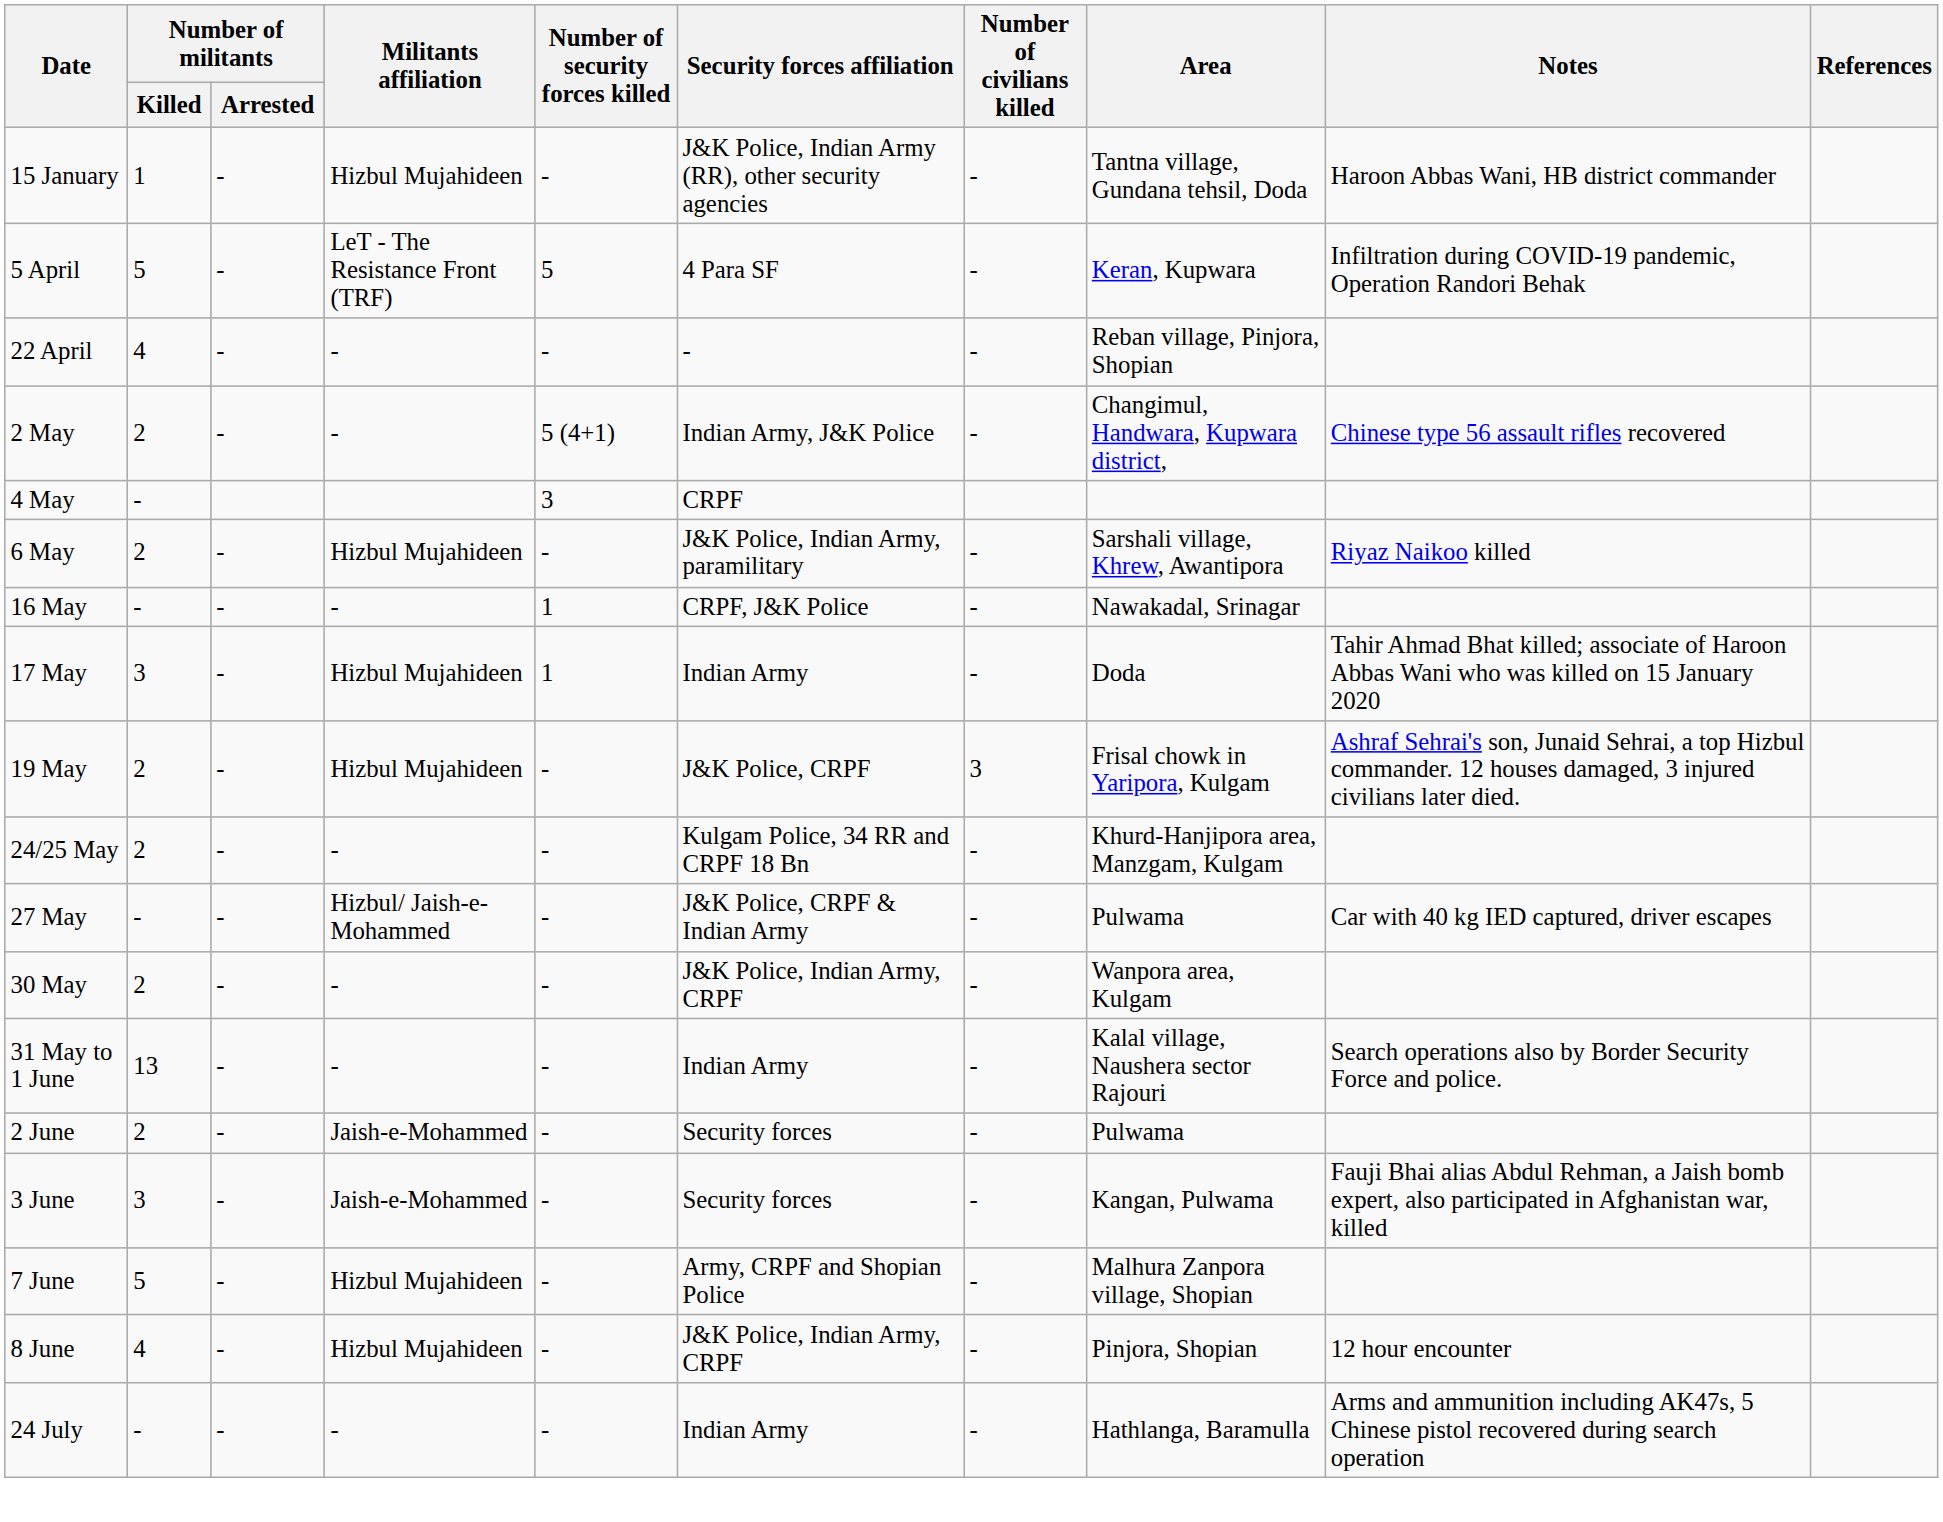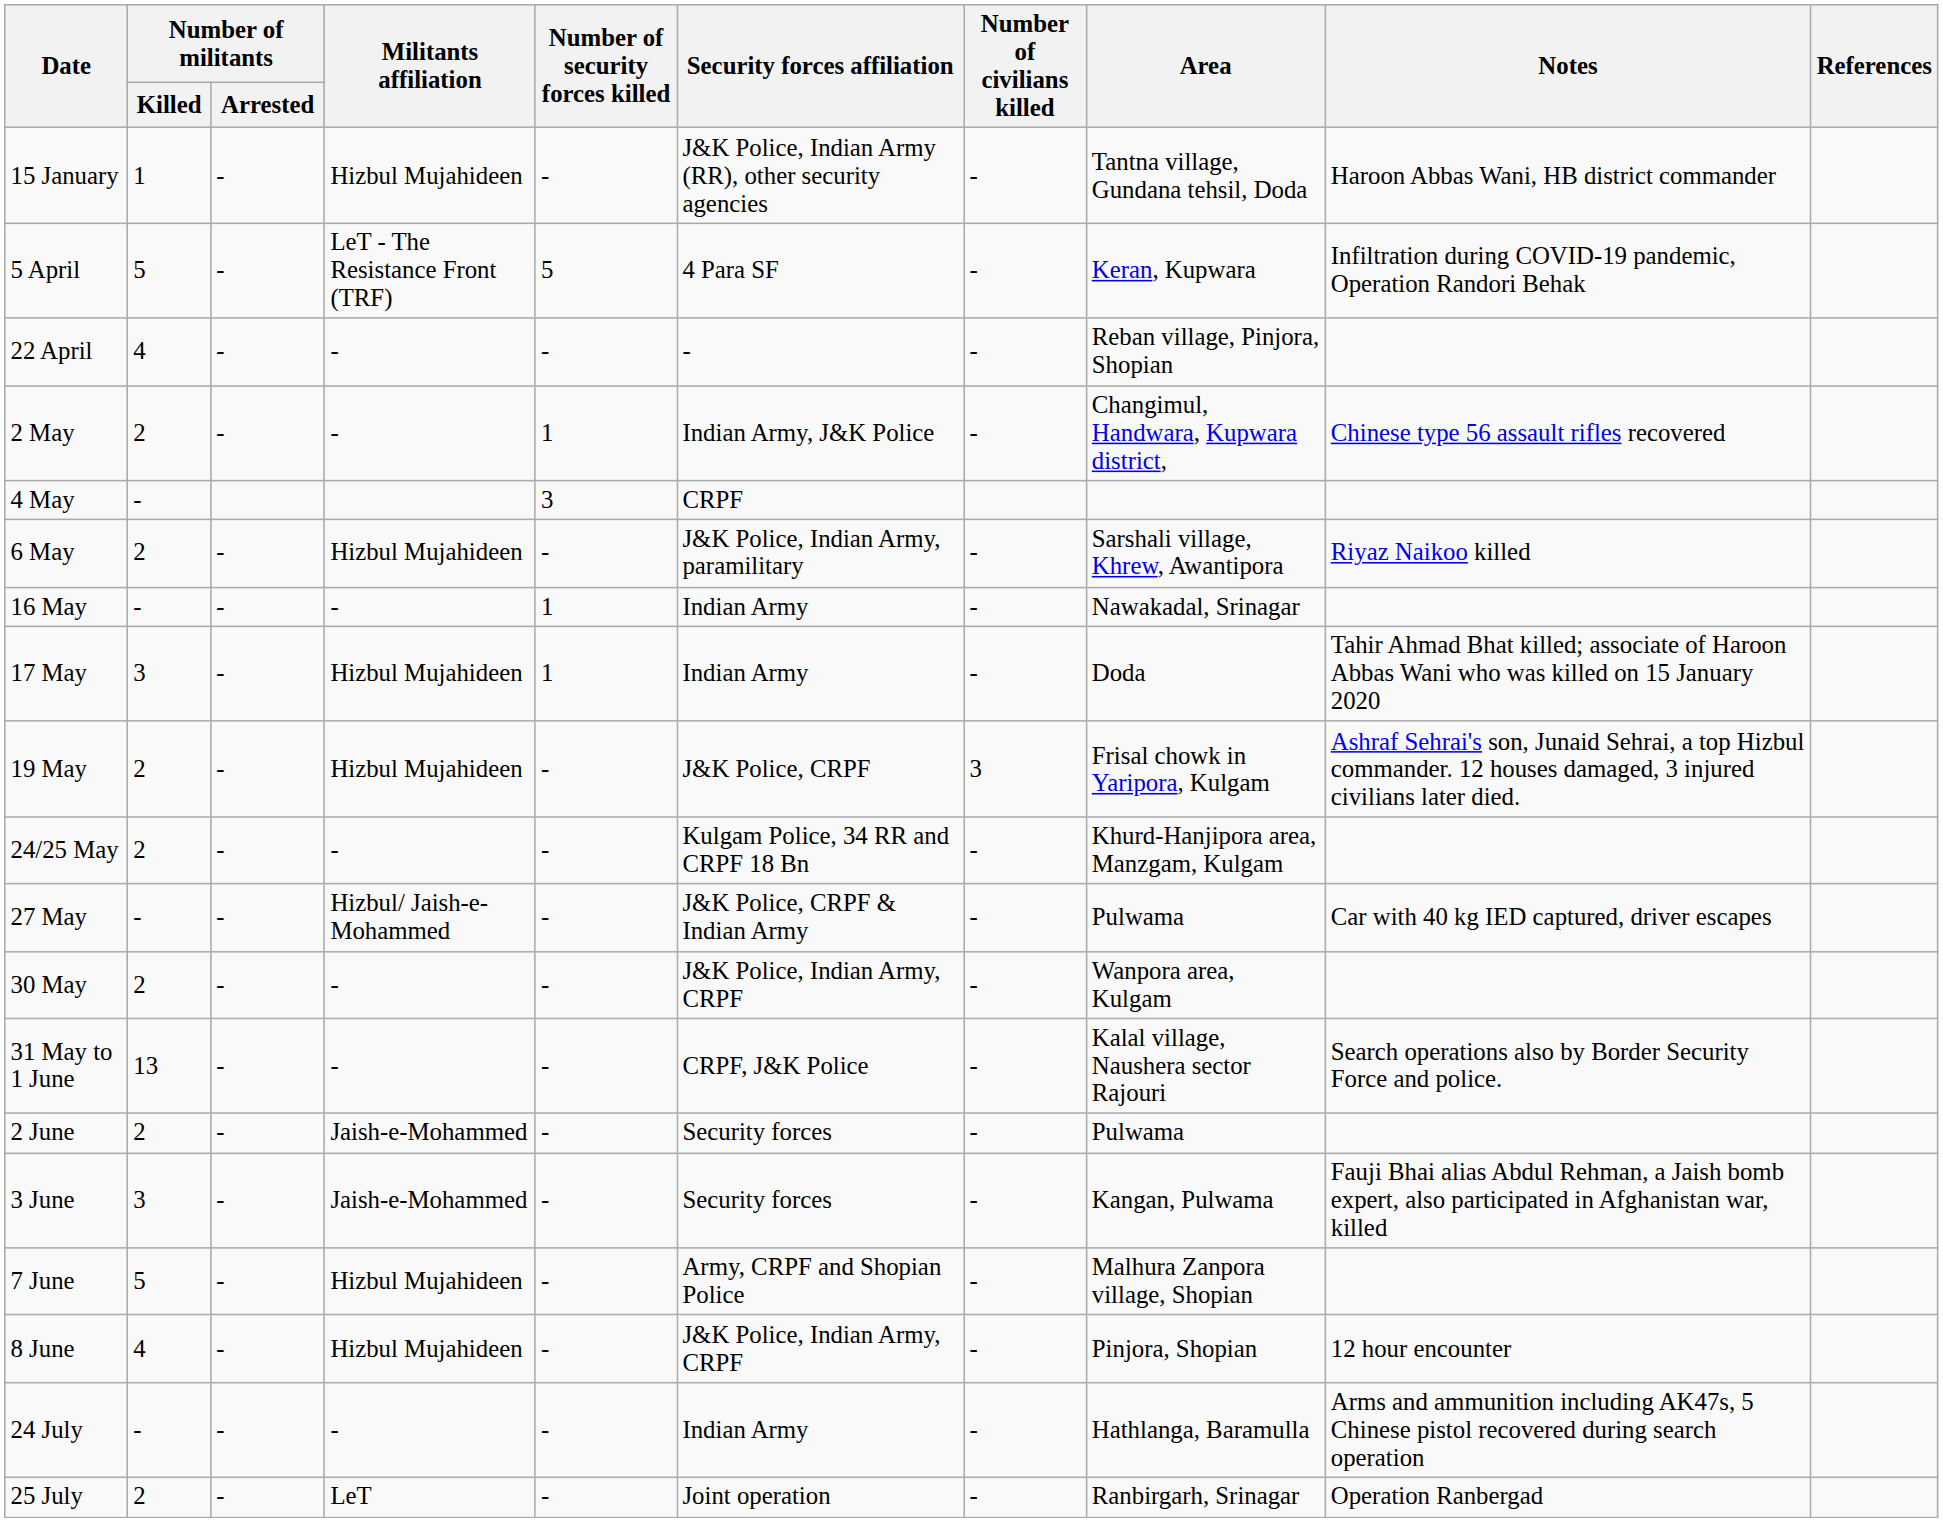(578, 432) 5 (4+1) -> (547, 432) 1
(776, 606) CRPF, J&K Police -> (745, 606) Indian Army
(745, 1065) Indian Army -> (776, 1065) CRPF, J&K Police
+ row: (47, 1496)
